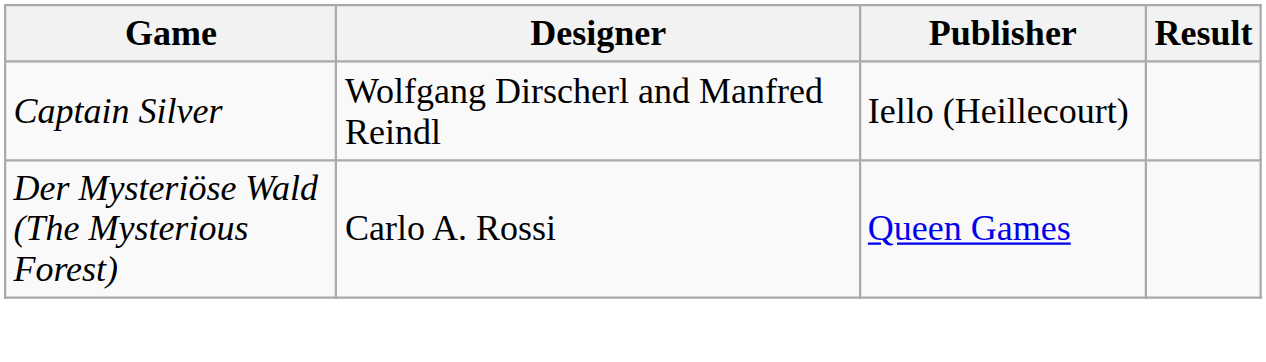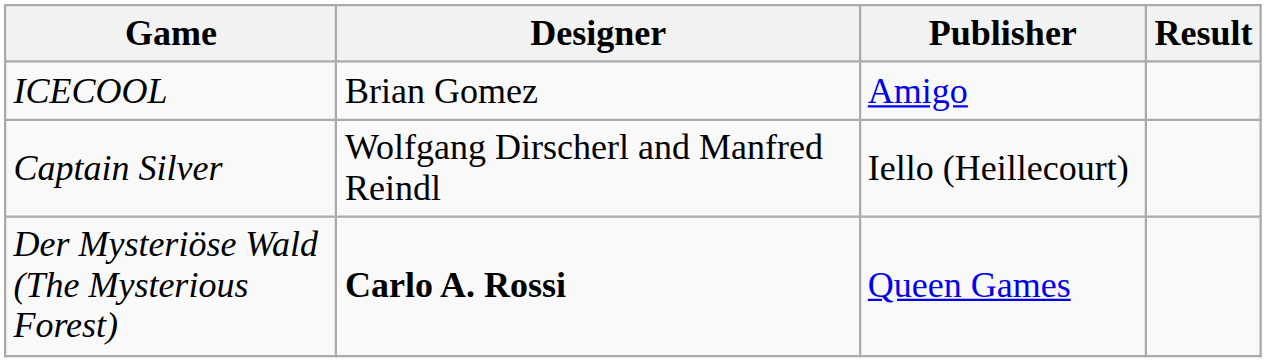+ row: (90, 90)
(451, 228) normal -> (456, 285) bold
